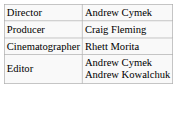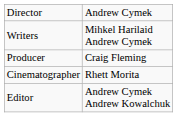+ row: (22, 35)
